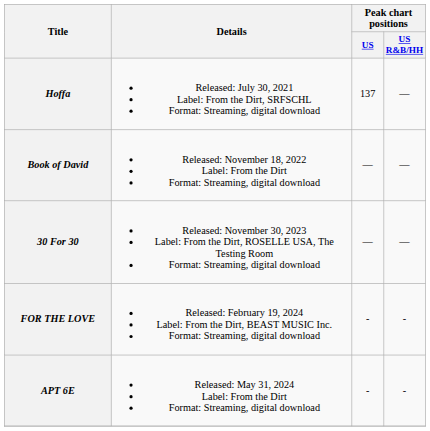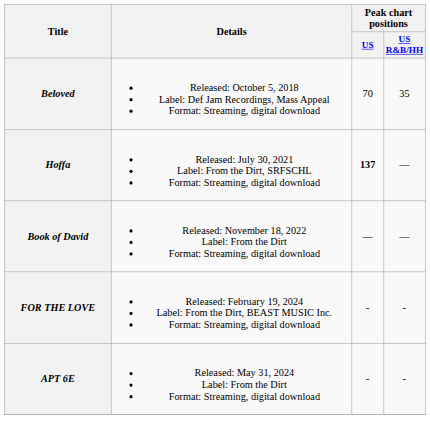+ row: (58, 93)
(368, 93) normal -> (368, 165) bold
- row: (58, 242)
